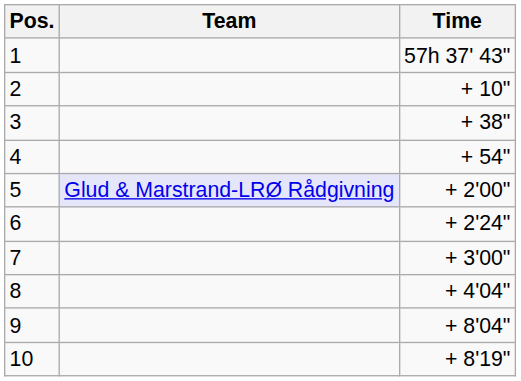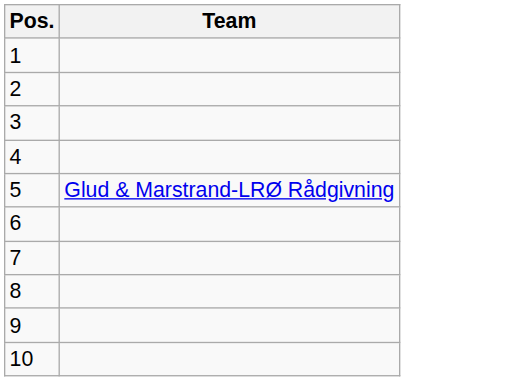- column: (457, 21)
(229, 190) lavender background -> (229, 190) no background
